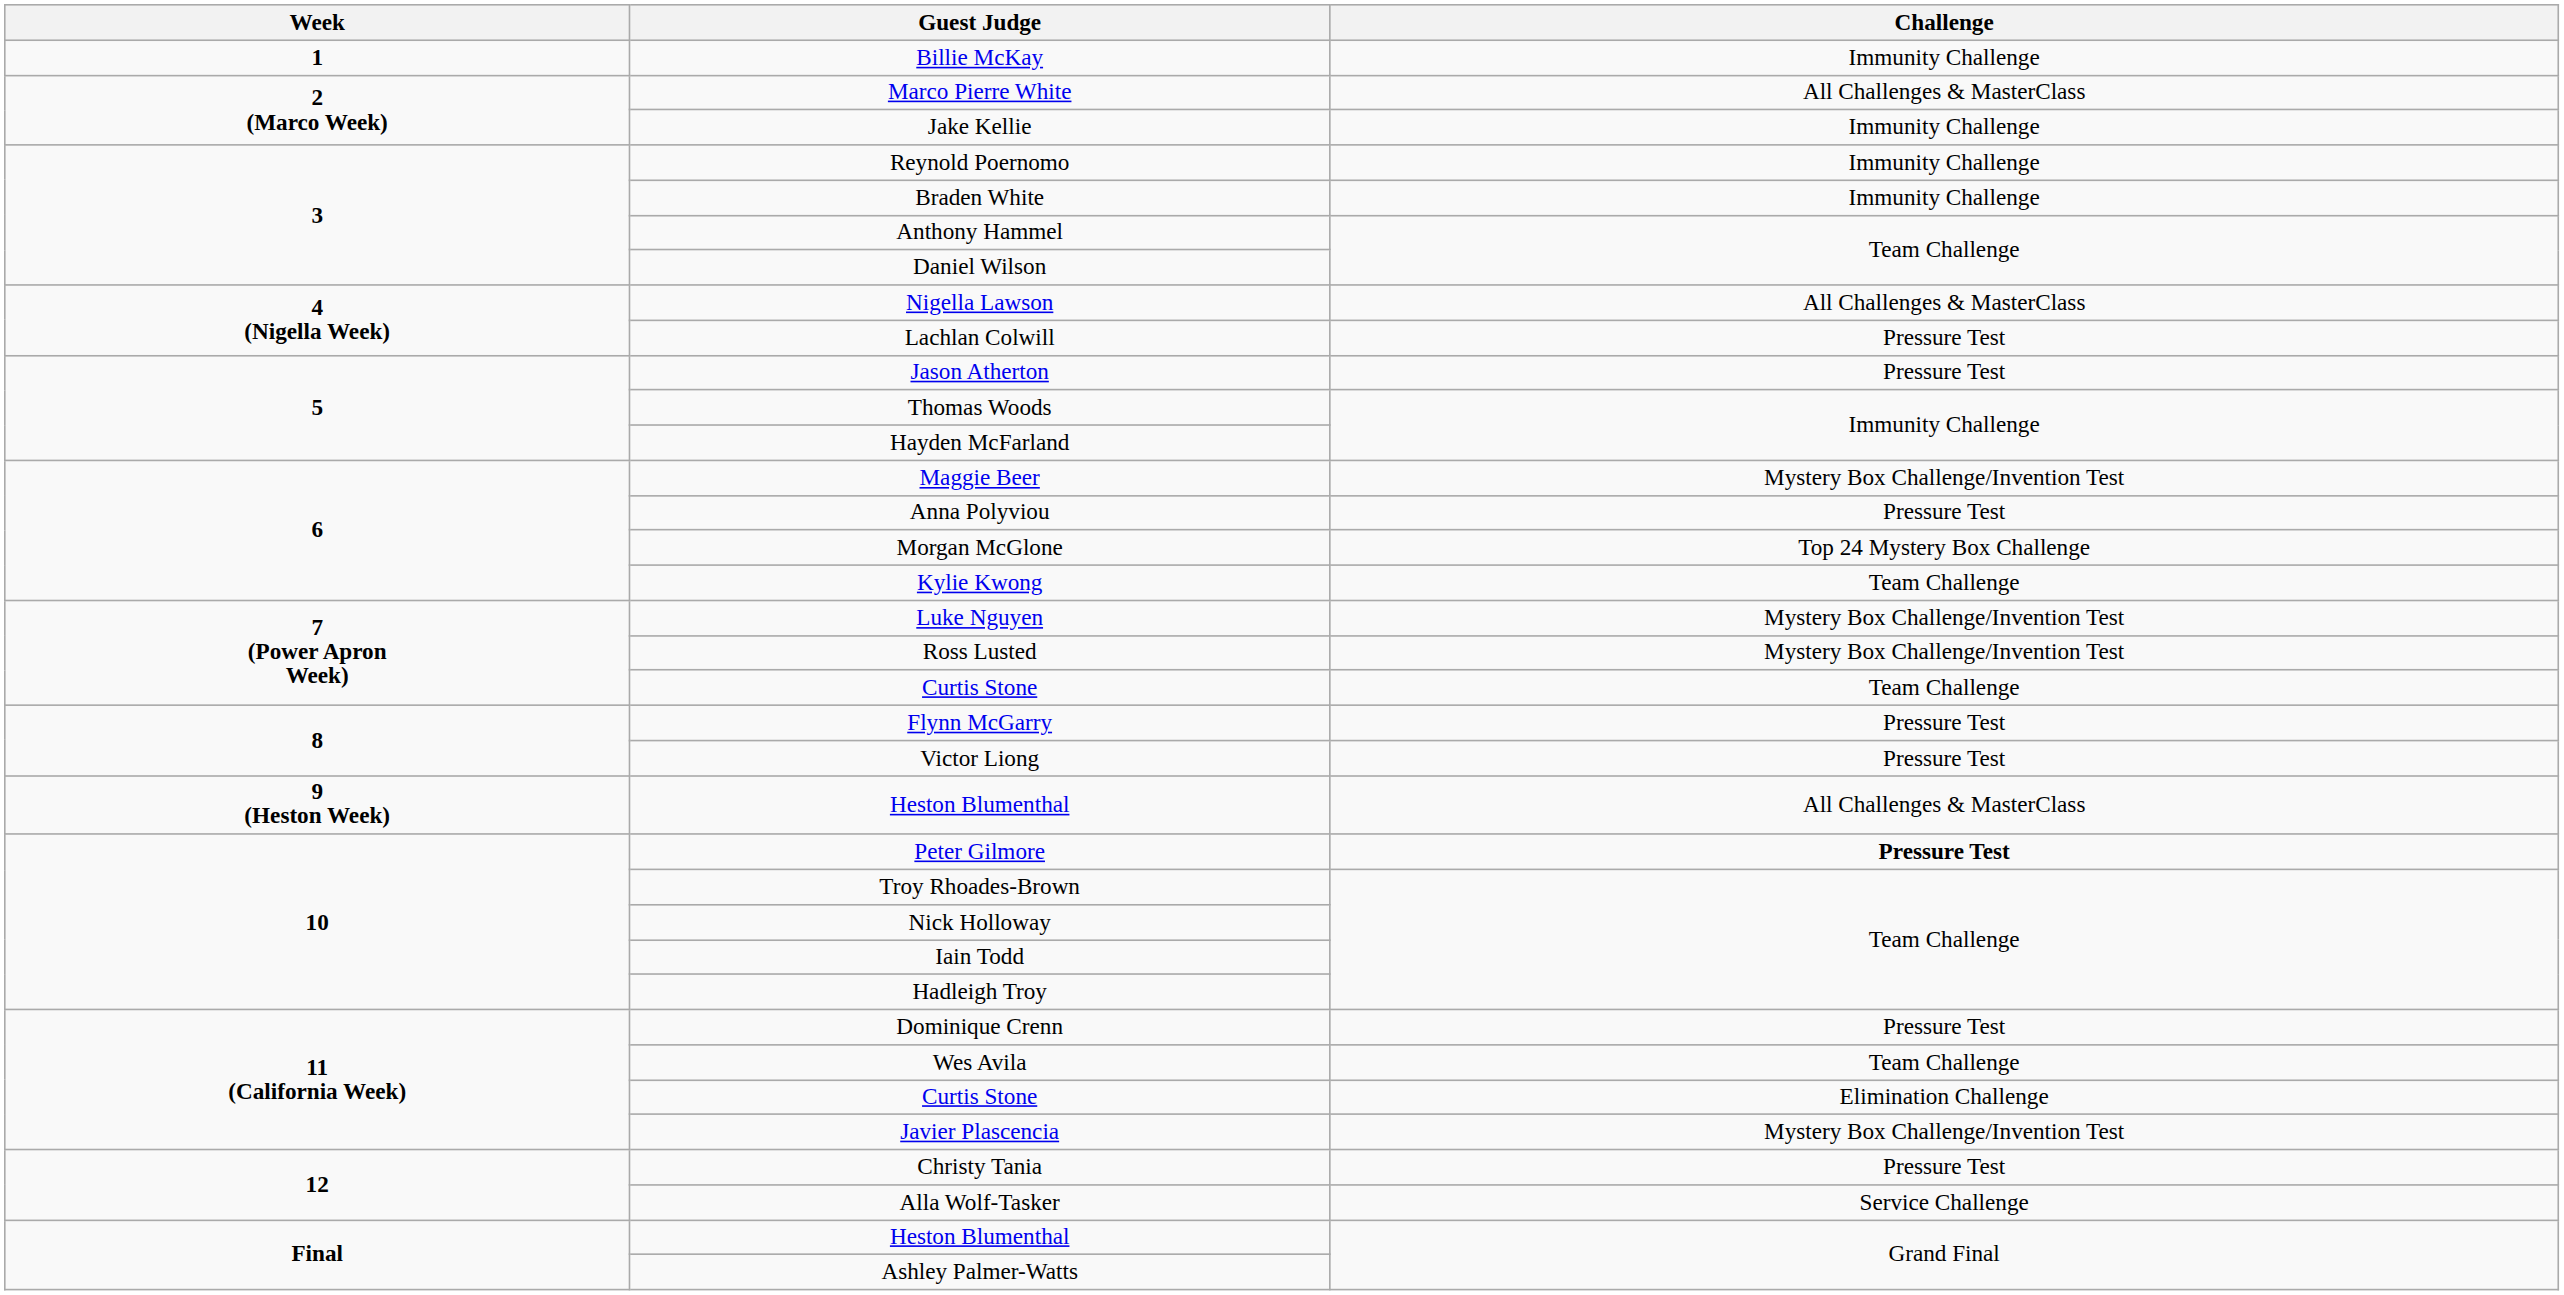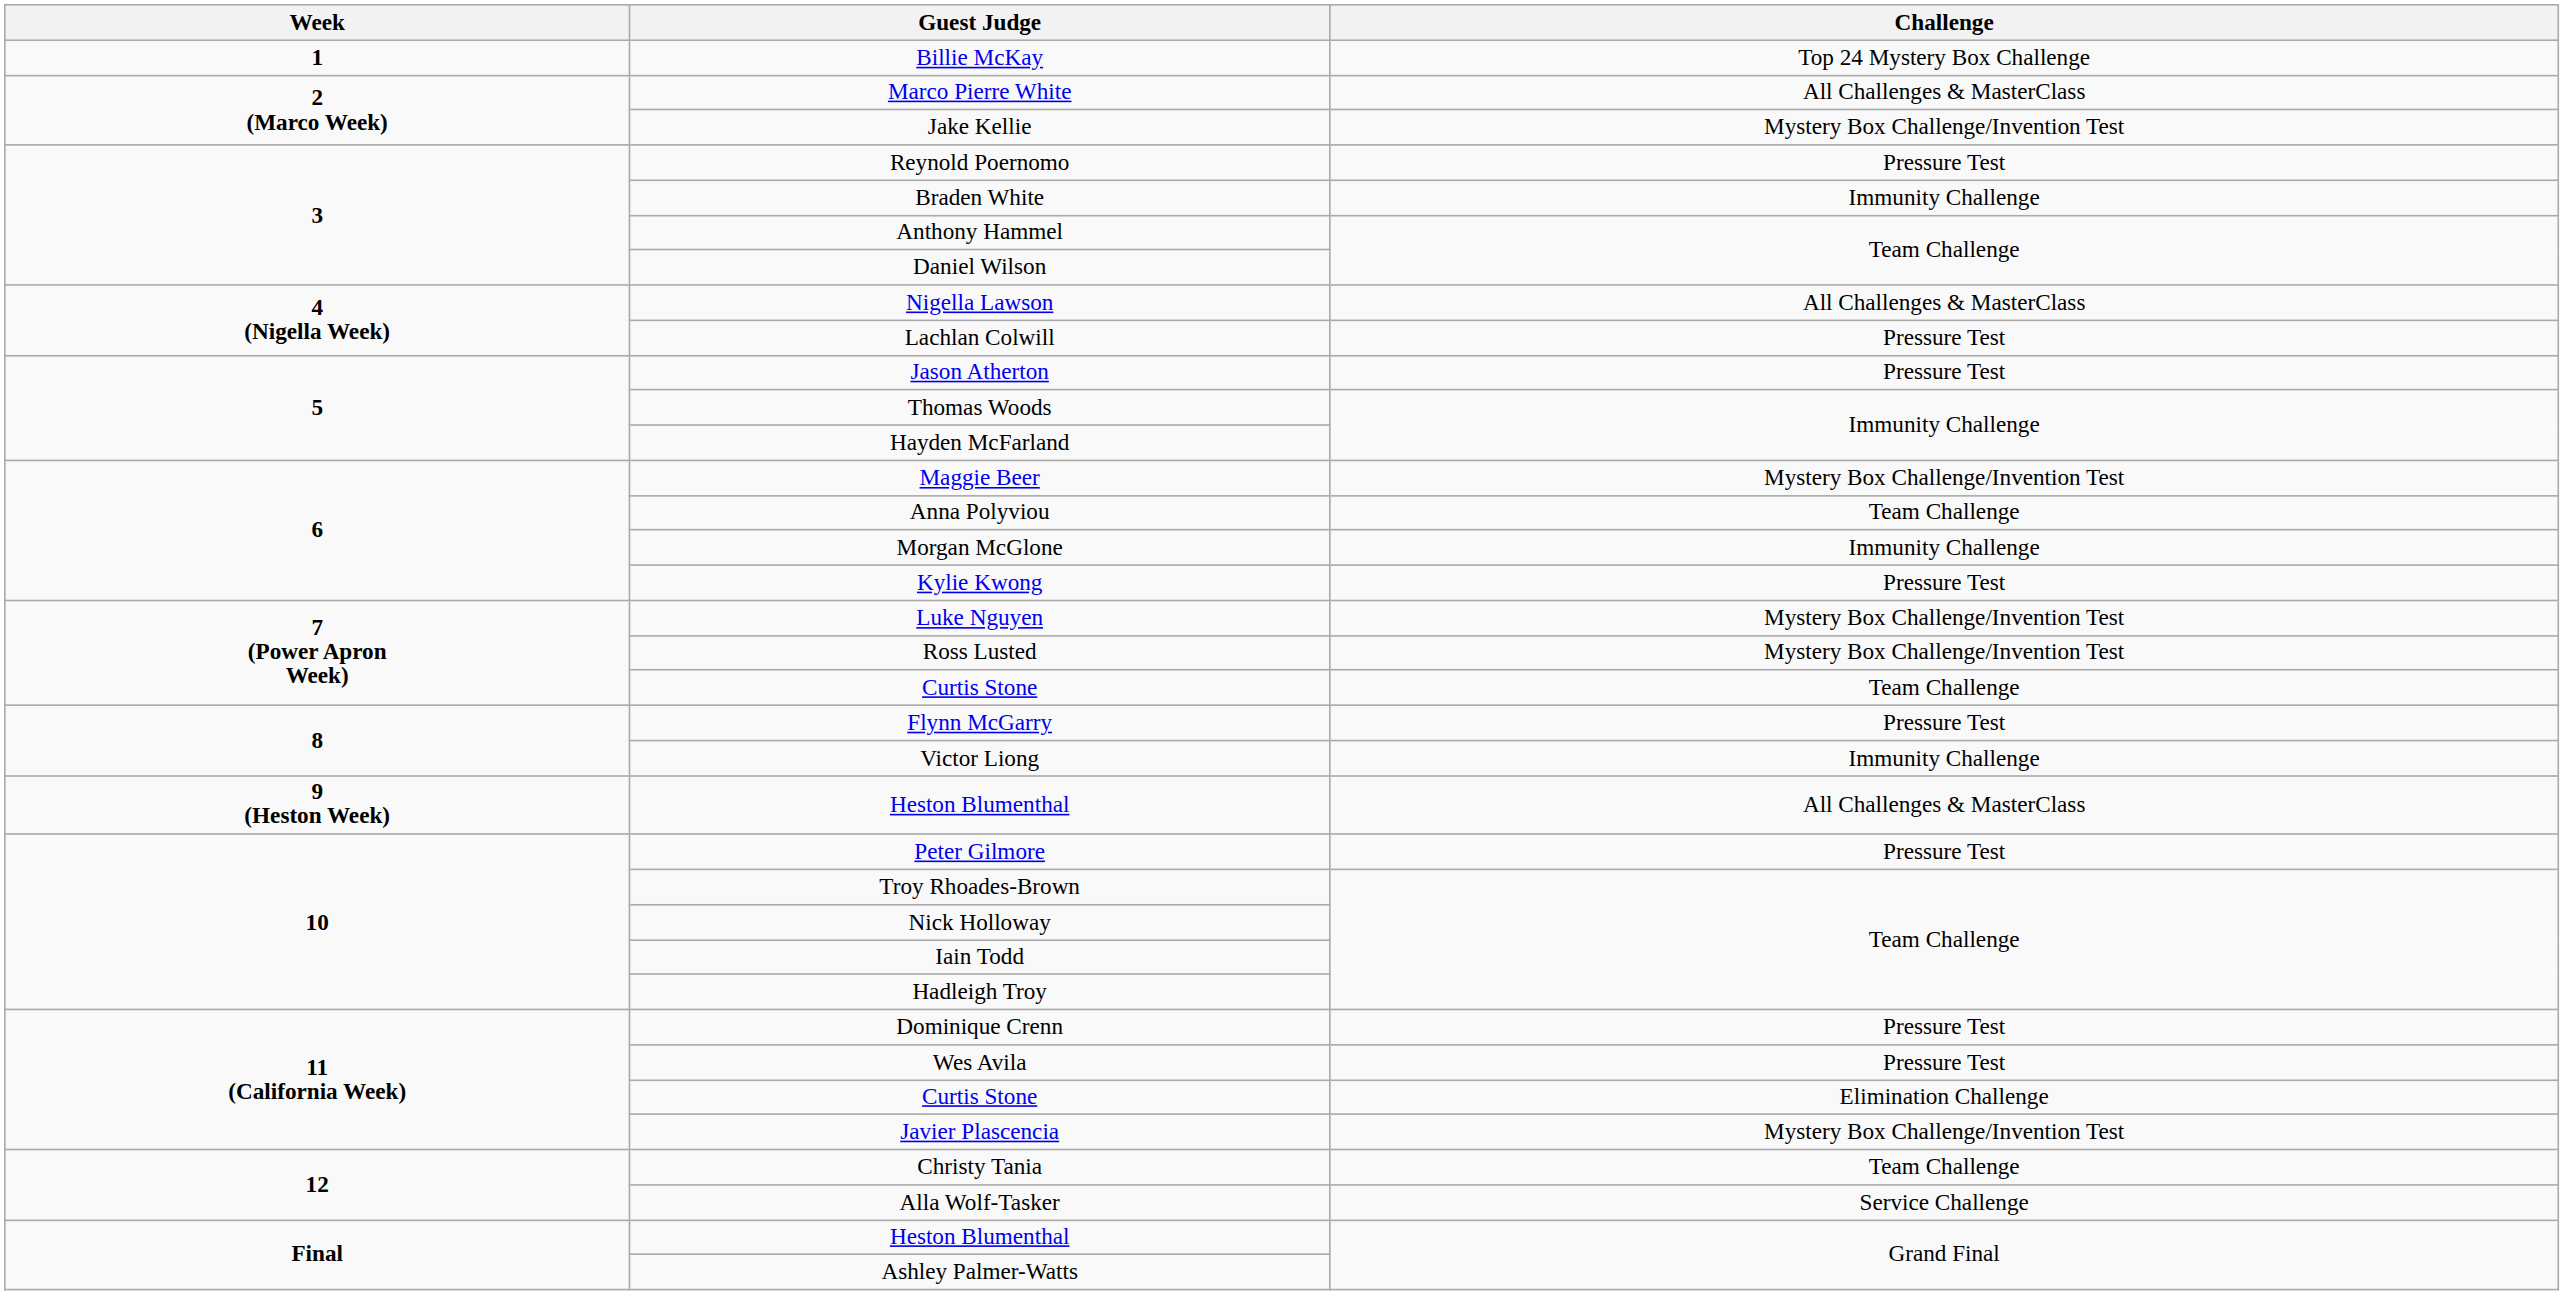(1944, 57) Immunity Challenge -> (1944, 57) Top 24 Mystery Box Challenge
(1944, 127) Immunity Challenge -> (1944, 127) Mystery Box Challenge/Invention Test
(1944, 162) Immunity Challenge -> (1944, 162) Pressure Test
(1944, 512) Pressure Test -> (1944, 512) Team Challenge
(1944, 547) Top 24 Mystery Box Challenge -> (1944, 547) Immunity Challenge
(1944, 582) Team Challenge -> (1944, 582) Pressure Test
(1944, 757) Pressure Test -> (1944, 757) Immunity Challenge
(1944, 851) bold -> (1944, 851) normal
(1944, 1062) Team Challenge -> (1944, 1062) Pressure Test
(1944, 1167) Pressure Test -> (1944, 1167) Team Challenge
